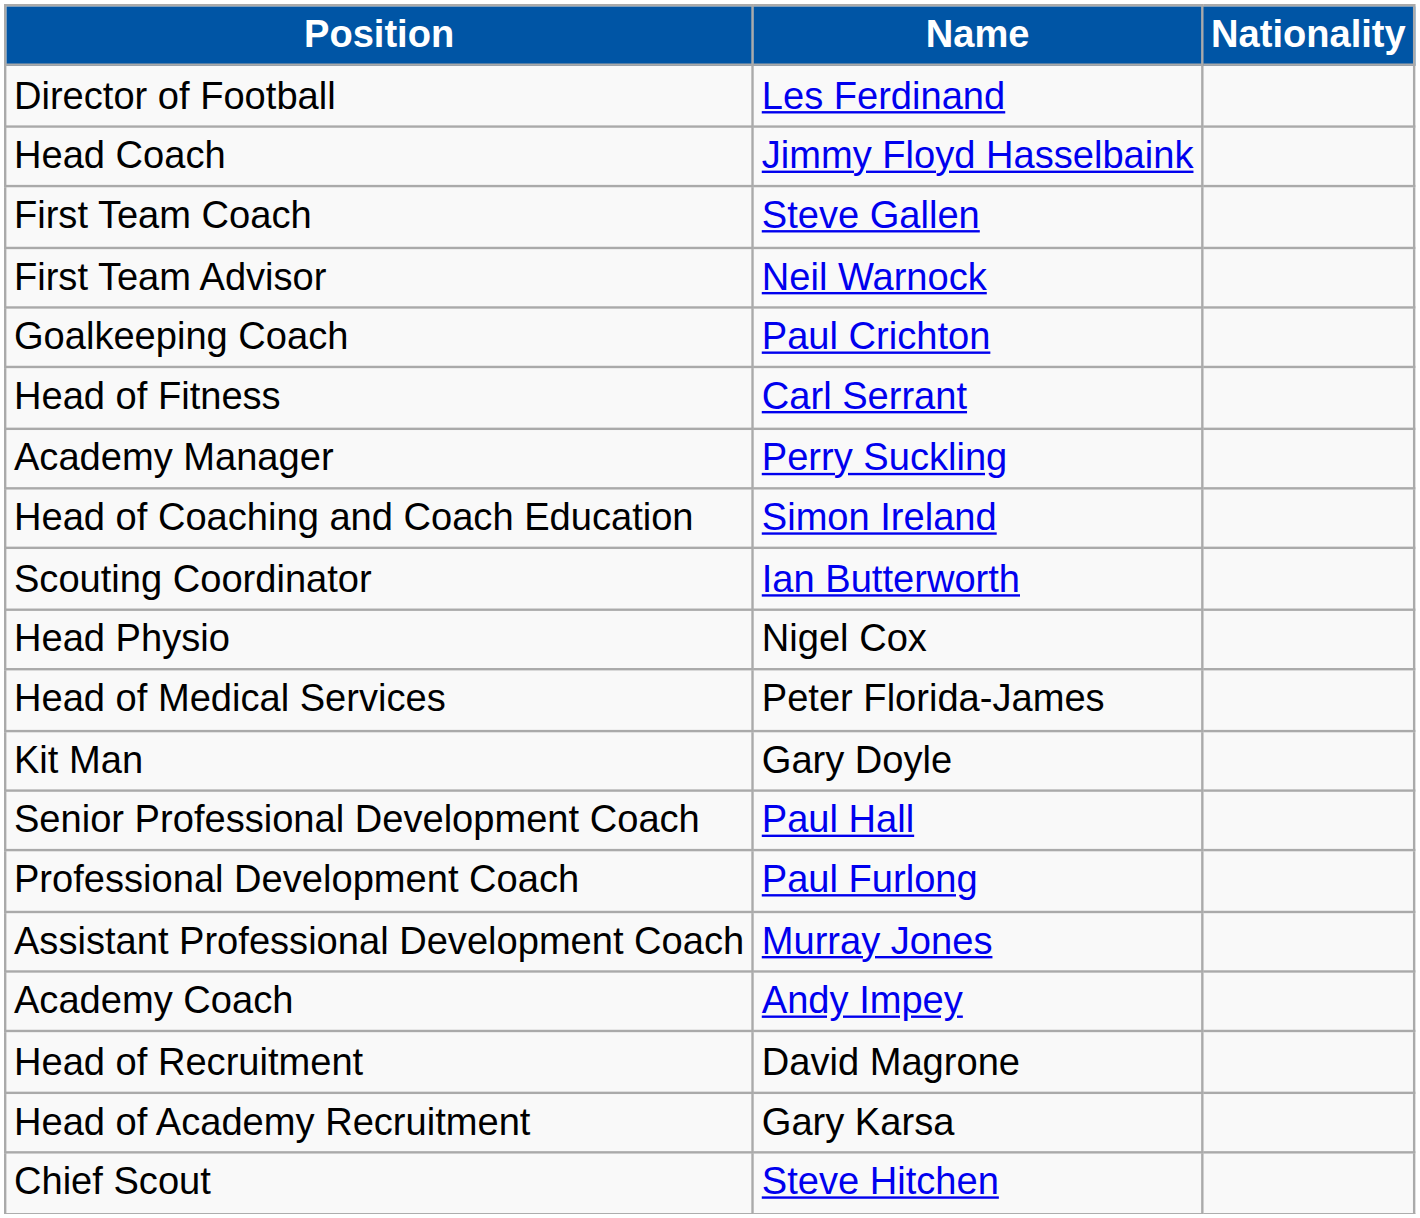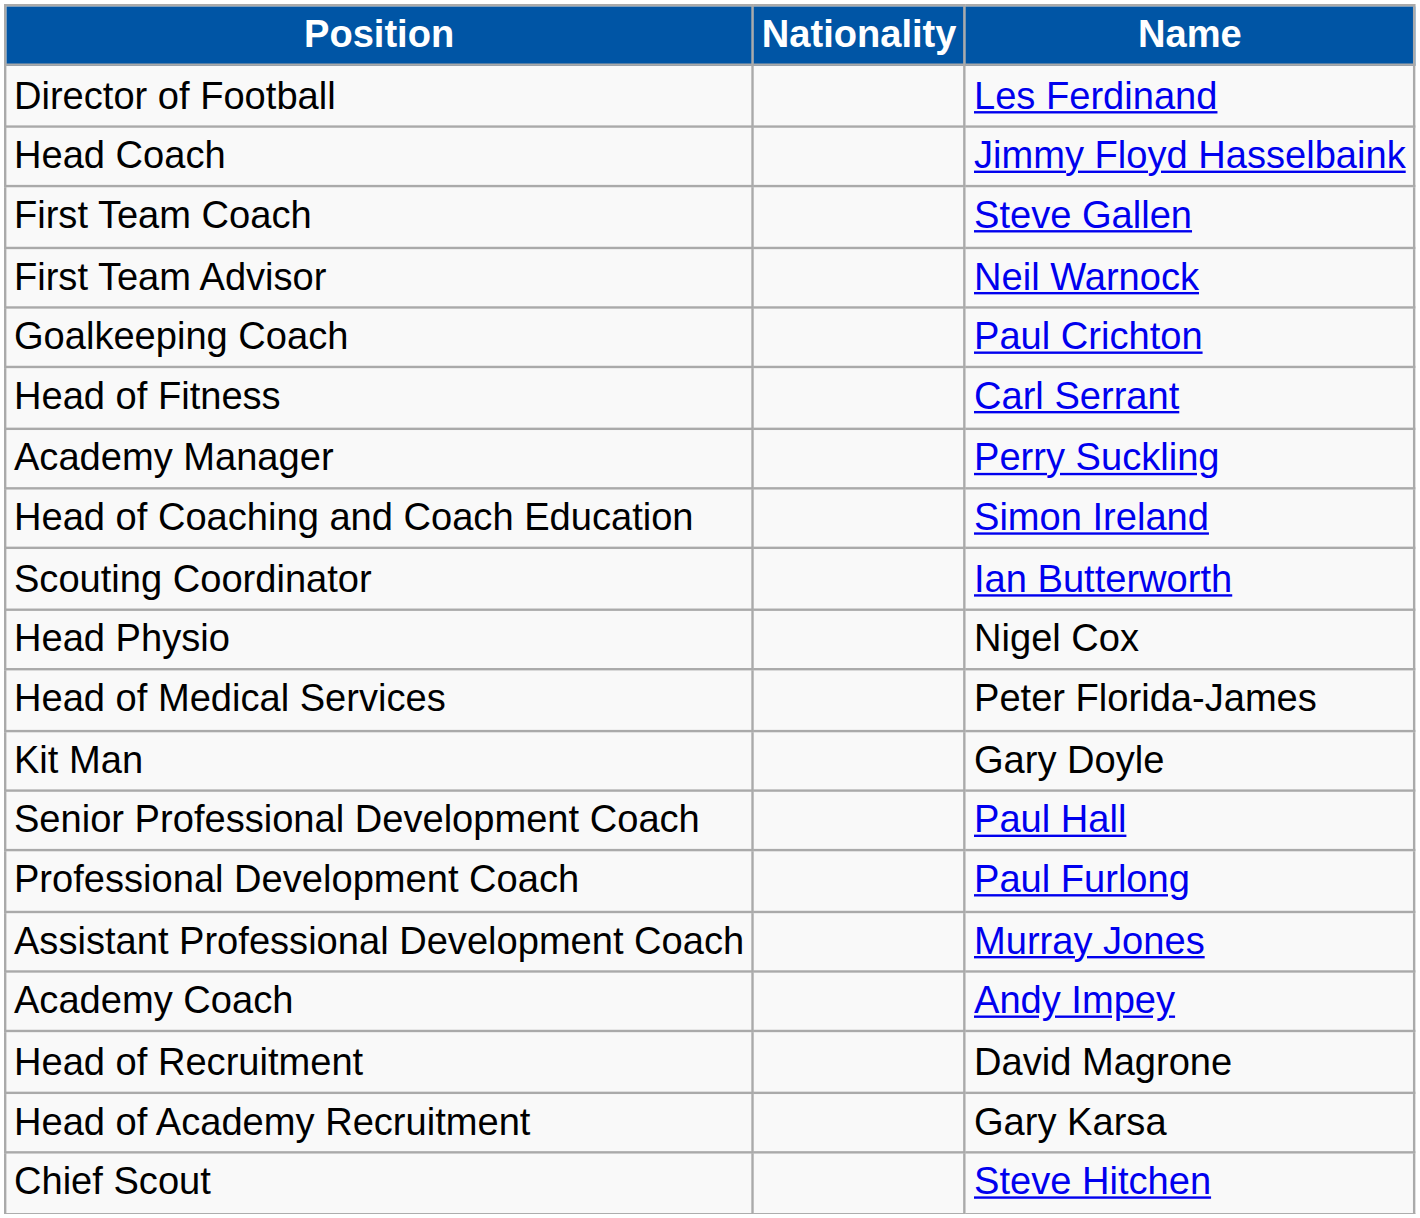columns swapped: (978, 34) <-> (1308, 34)
